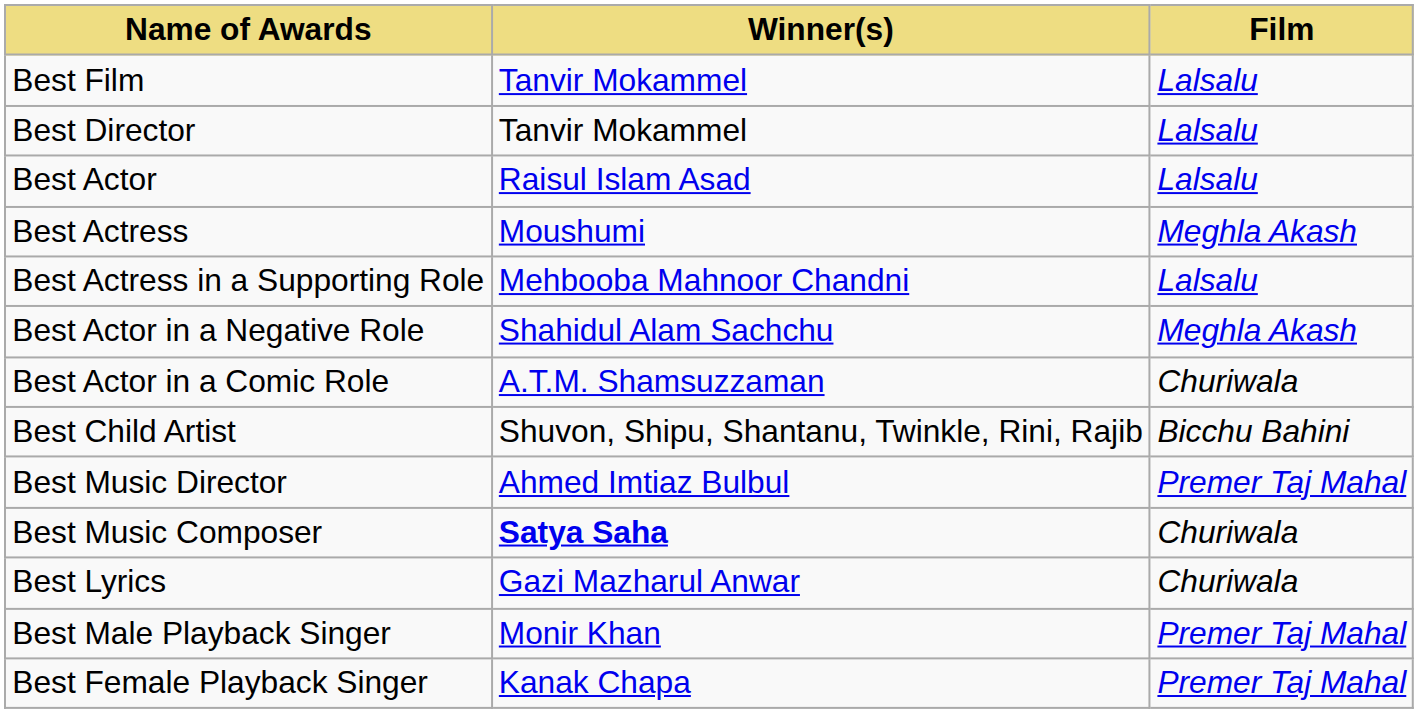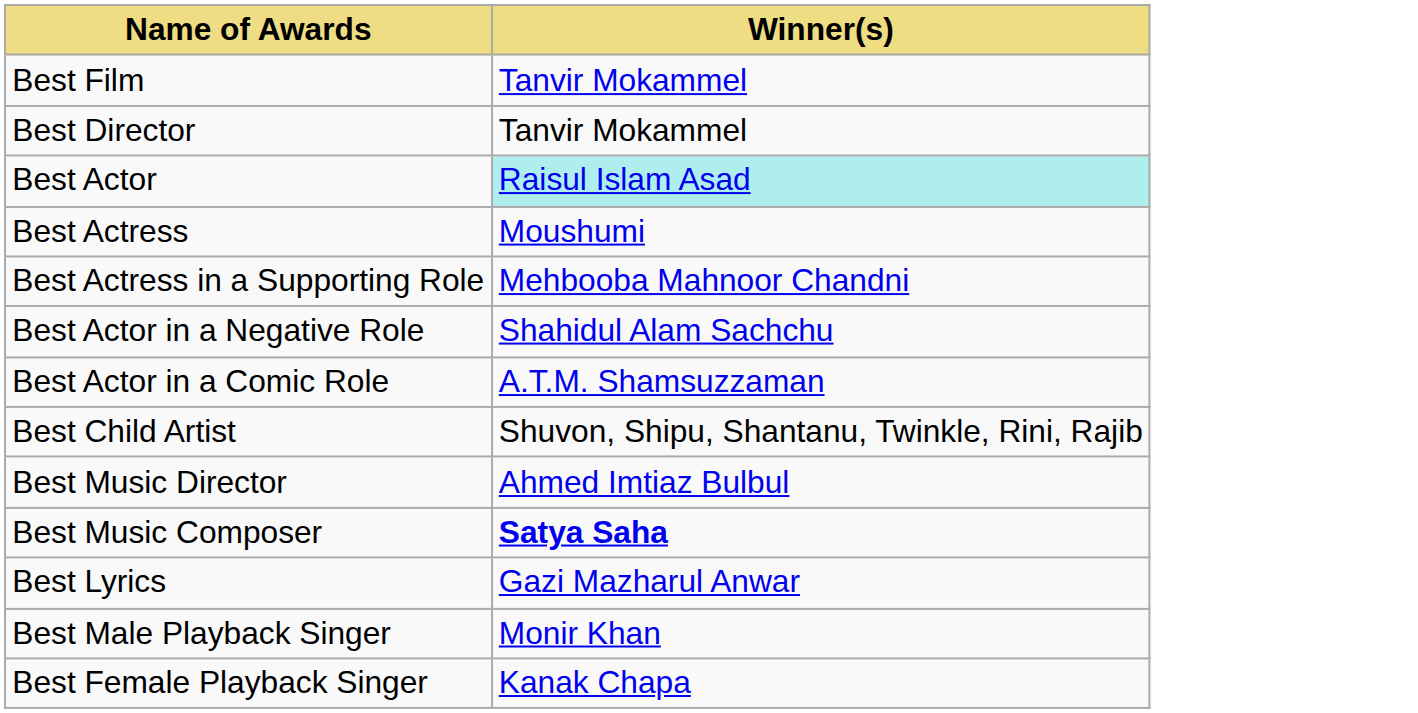- column: (1282, 29)
(625, 180) no background -> (625, 180) paleturquoise background
